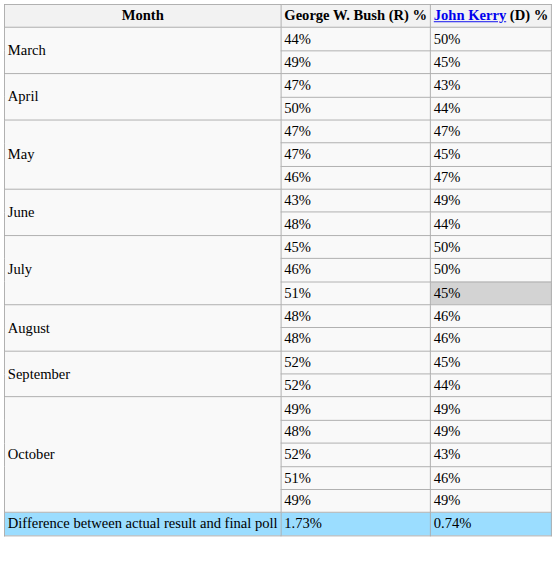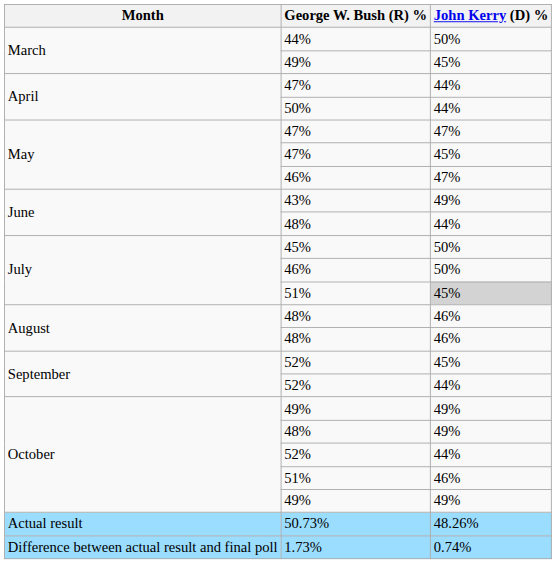(447, 85) 43% -> (447, 85) 44%
(447, 454) 43% -> (447, 454) 44%
+ row: (45, 524)
